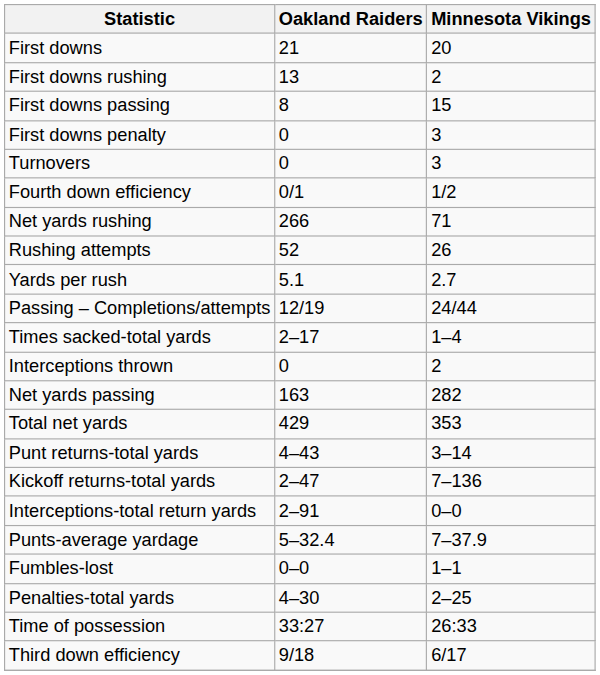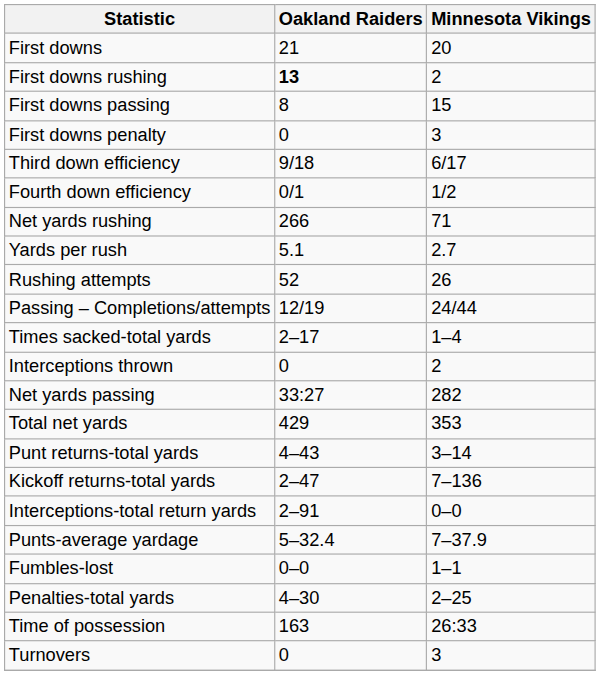(289, 76) normal -> (289, 76) bold
rows swapped: (94, 655) <-> (49, 163)
rows swapped: (80, 250) <-> (68, 279)
(294, 395) 163 -> (302, 395) 33:27
(302, 626) 33:27 -> (294, 626) 163
